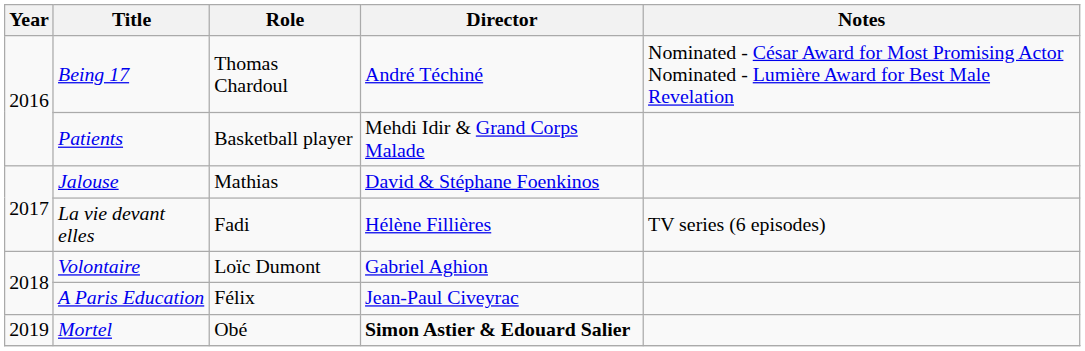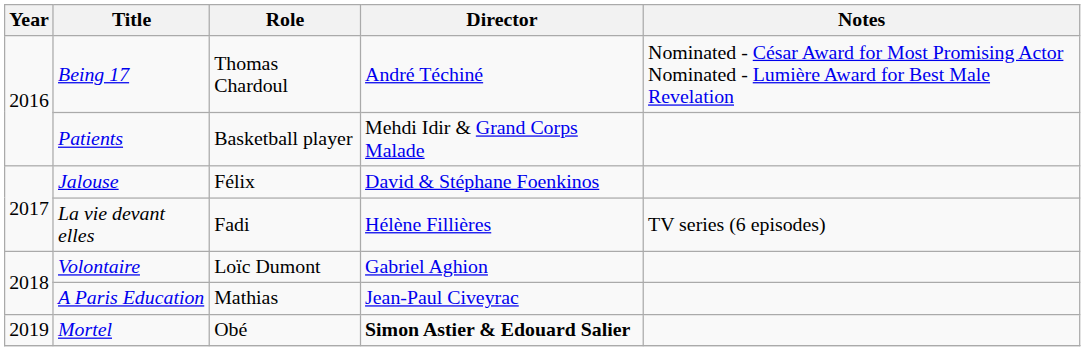(246, 181) Mathias -> (235, 181) Félix
(235, 298) Félix -> (246, 298) Mathias
